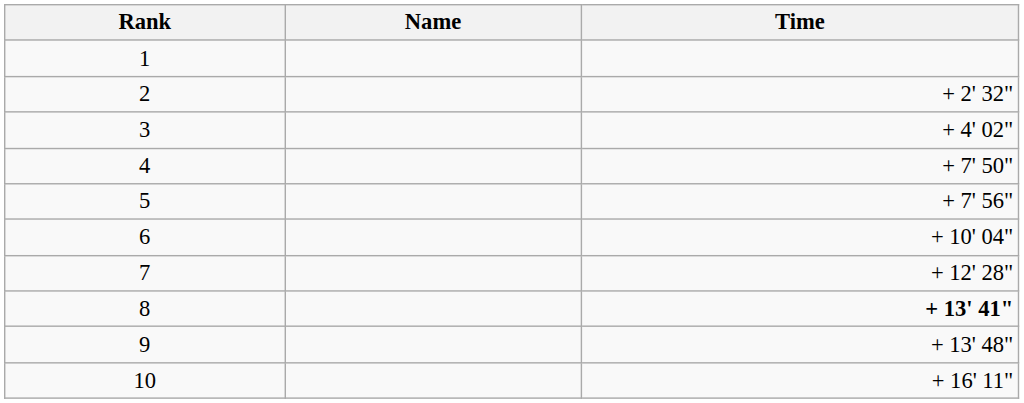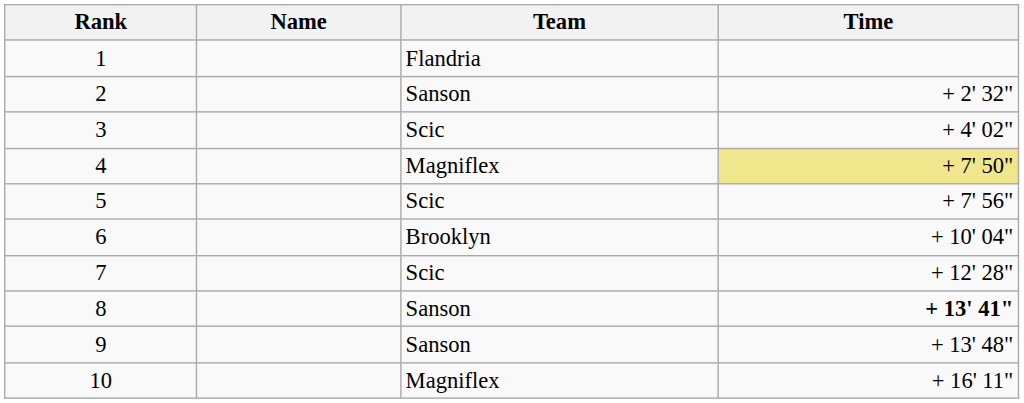+ column: (559, 22)
(978, 165) no background -> (978, 165) khaki background
